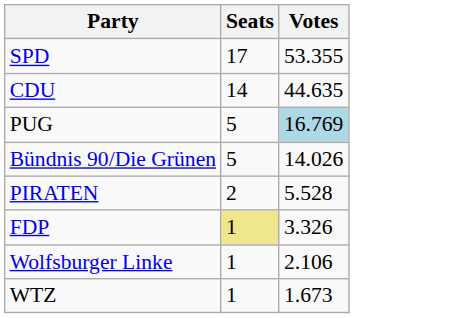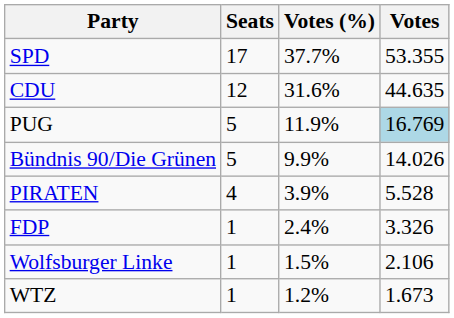+ column: (329, 21)
(237, 90) 14 -> (237, 90) 12
(231, 192) 2 -> (231, 192) 4
(231, 227) khaki background -> (231, 227) no background
